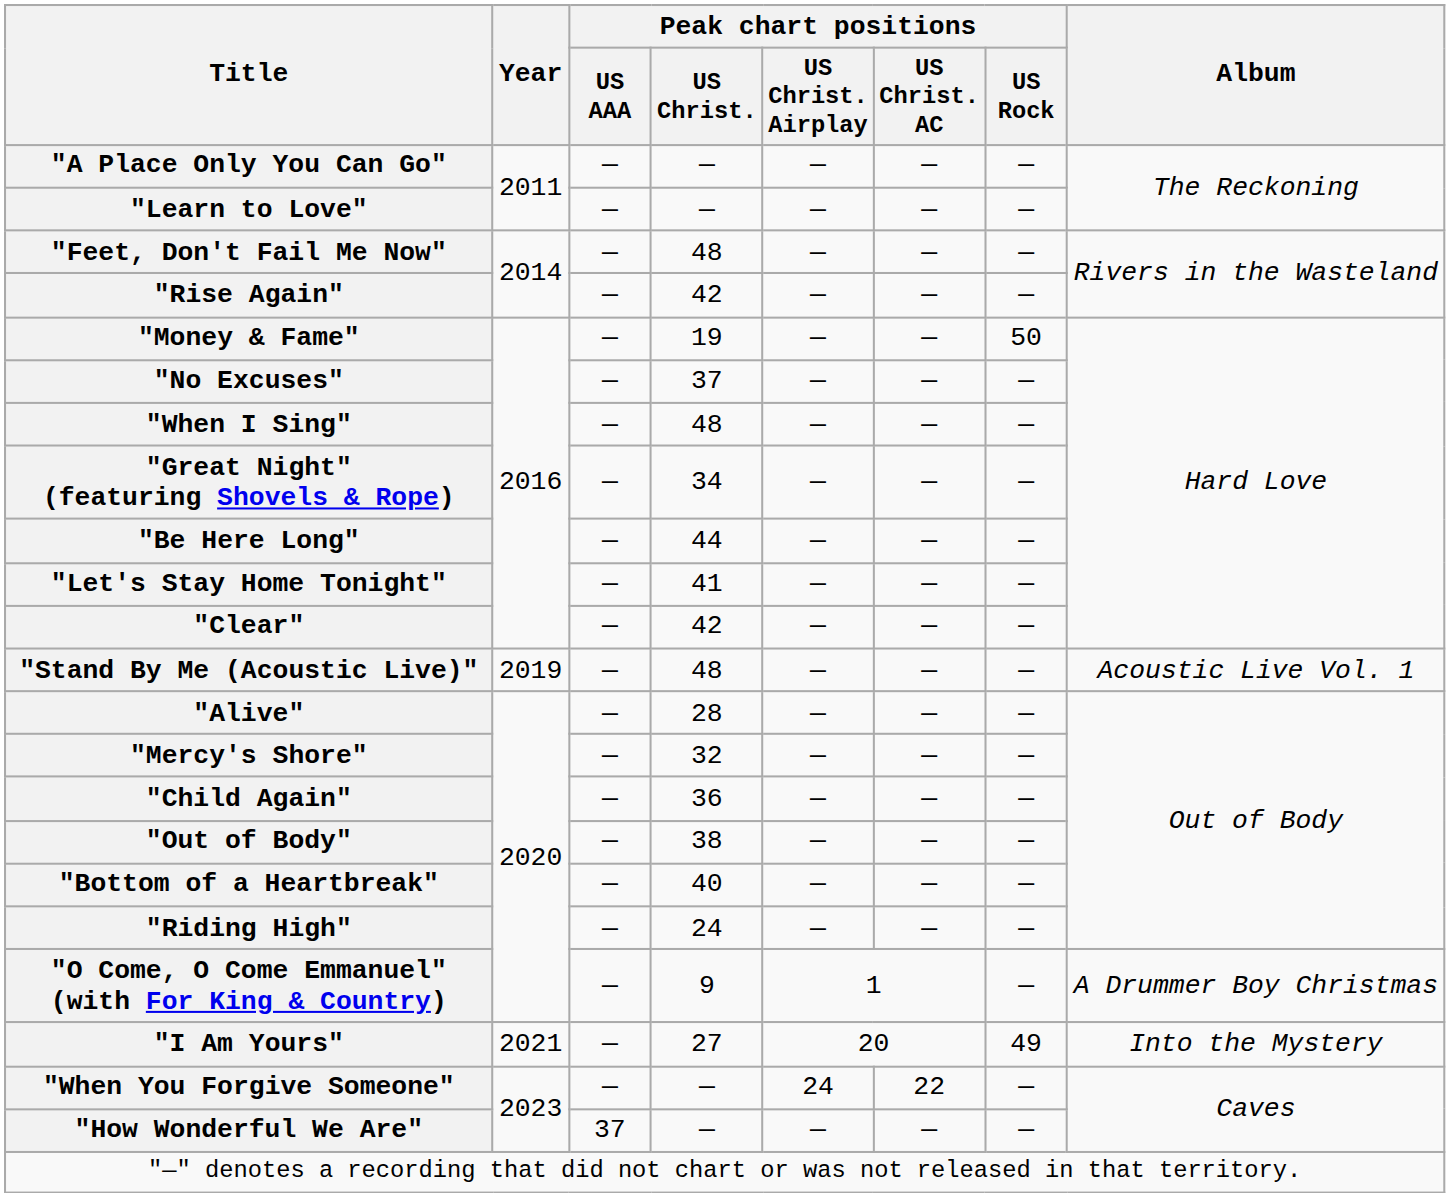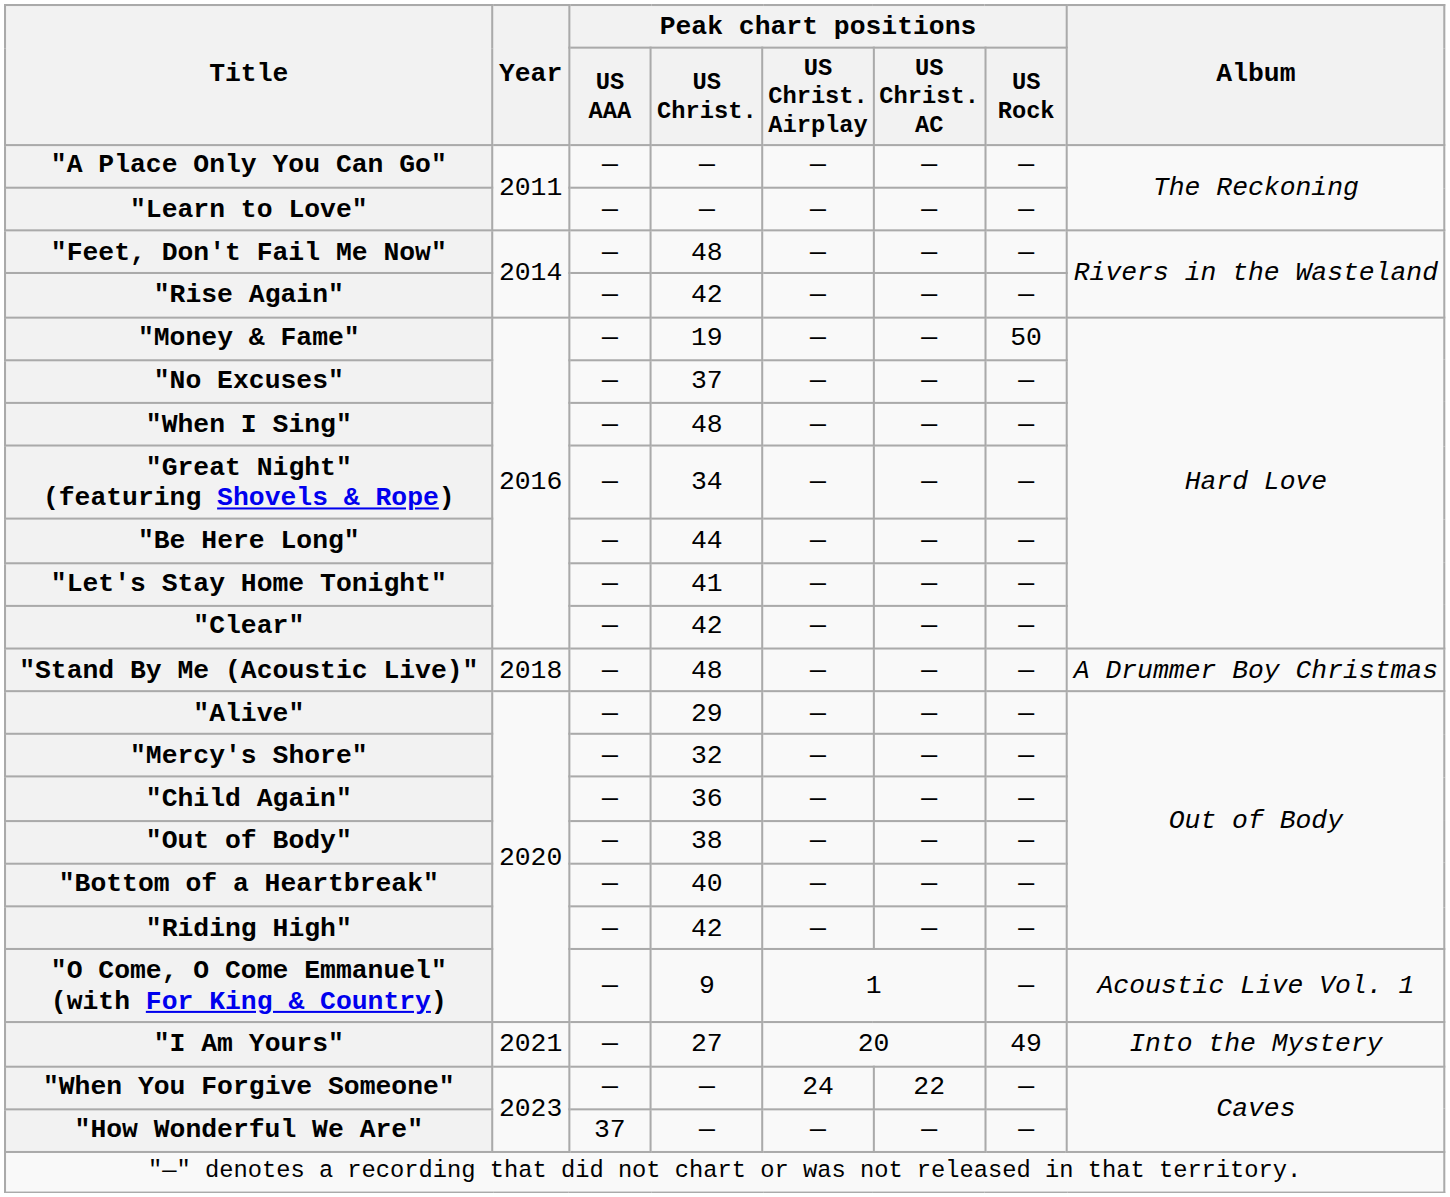(531, 670) 2019 -> (531, 670) 2018
(1256, 670) Acoustic Live Vol. 1 -> (1256, 670) A Drummer Boy Christmas
(707, 713) 28 -> (707, 713) 29
(707, 928) 24 -> (707, 928) 42
(1256, 986) A Drummer Boy Christmas -> (1256, 986) Acoustic Live Vol. 1
